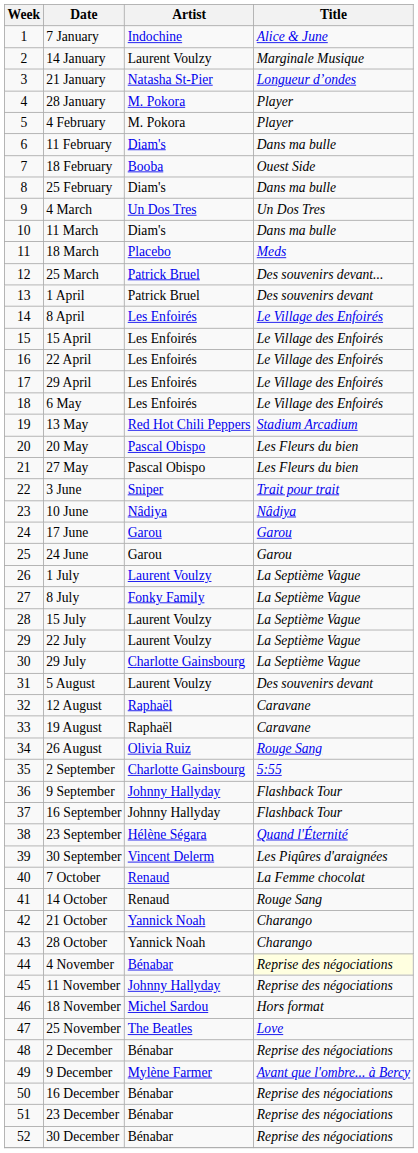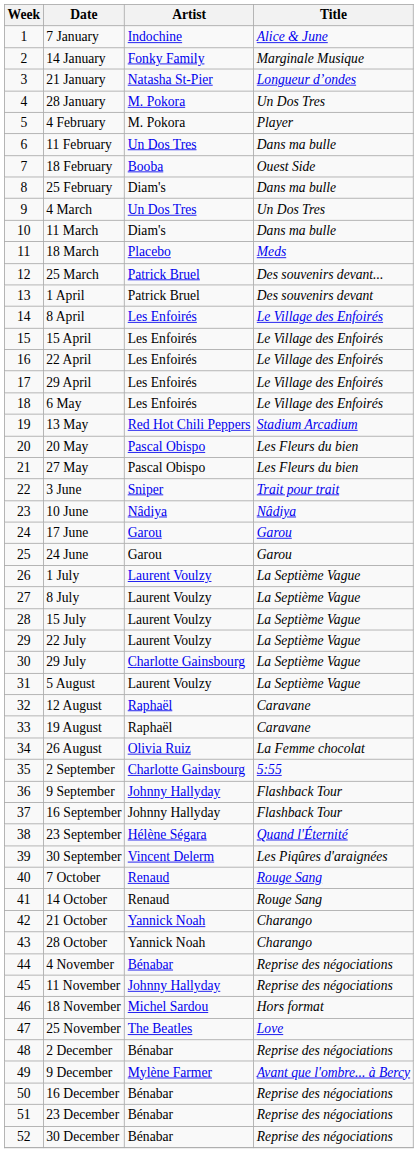(170, 58) Laurent Voulzy -> (166, 58) Fonky Family
(275, 101) Player -> (291, 101) Un Dos Tres
(147, 144) Diam's -> (162, 144) Un Dos Tres
(166, 597) Fonky Family -> (170, 597) Laurent Voulzy
(315, 683) Des souvenirs devant -> (309, 683) La Septième Vague
(289, 748) Rouge Sang -> (311, 748) La Femme chocolat
(311, 878) La Femme chocolat -> (289, 878) Rouge Sang
(325, 964) lightyellow background -> (325, 964) no background
